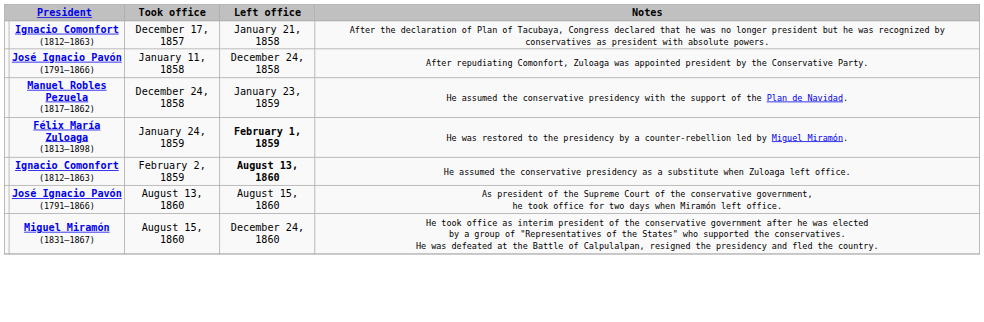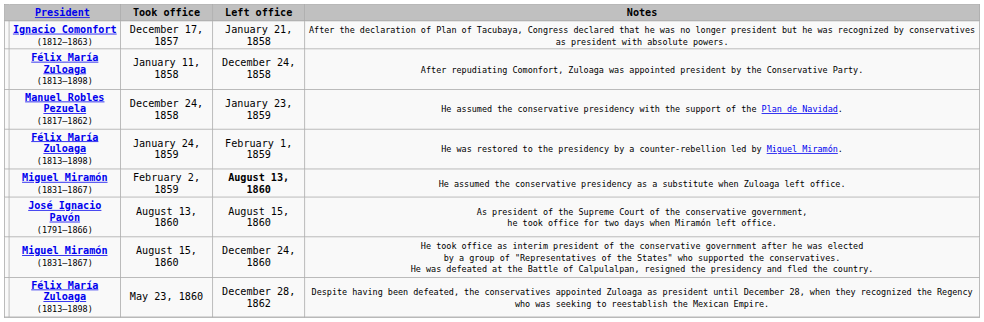(67, 63) José Ignacio Pavón (1791–1866) -> (65, 69) Félix María Zuloaga (1813–1898)
(267, 137) bold -> (259, 149) normal
(67, 171) Ignacio Comonfort (1812–1863) -> (65, 183) Miguel Miramón (1831–1867)
+ row: (166, 297)
